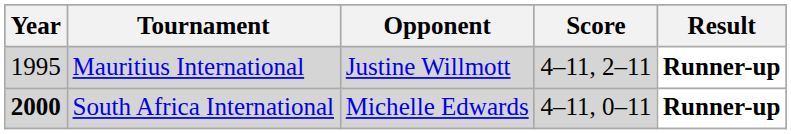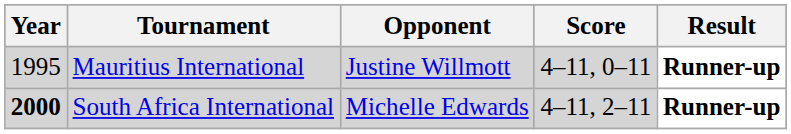(596, 66) 4–11, 2–11 -> (596, 66) 4–11, 0–11
(596, 108) 4–11, 0–11 -> (596, 108) 4–11, 2–11
